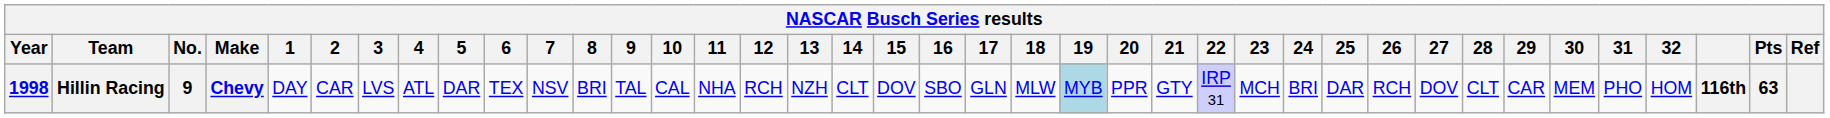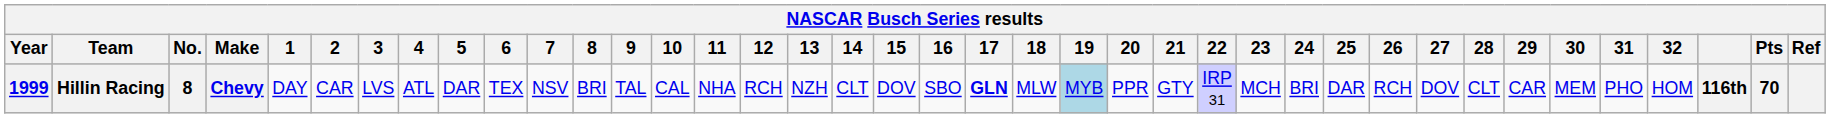(29, 88) 1998 -> (29, 88) 1999
(188, 88) 9 -> (188, 88) 8
(989, 88) normal -> (989, 88) bold
(1768, 88) 63 -> (1769, 88) 70
